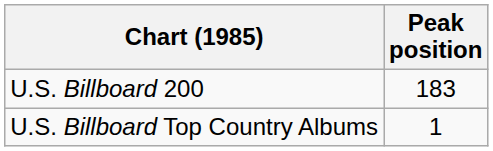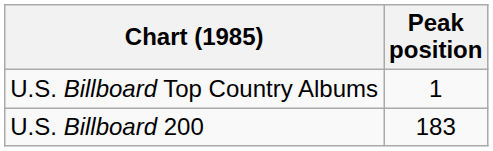rows swapped: (194, 126) <-> (107, 88)
